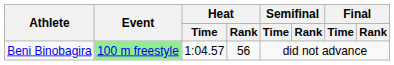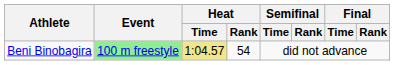(204, 51) no background -> (204, 51) khaki background
(244, 51) 56 -> (244, 51) 54
